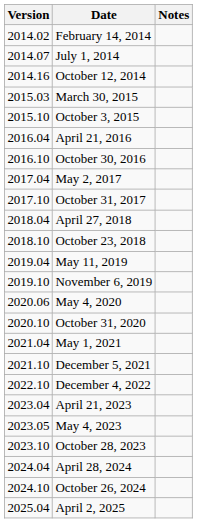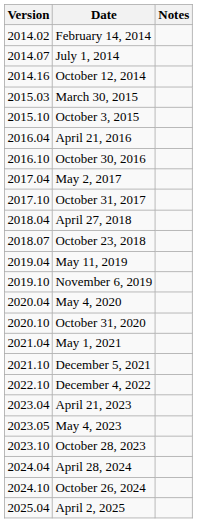(28, 240) 2018.10 -> (28, 240) 2018.07
(28, 302) 2020.06 -> (28, 302) 2020.04
